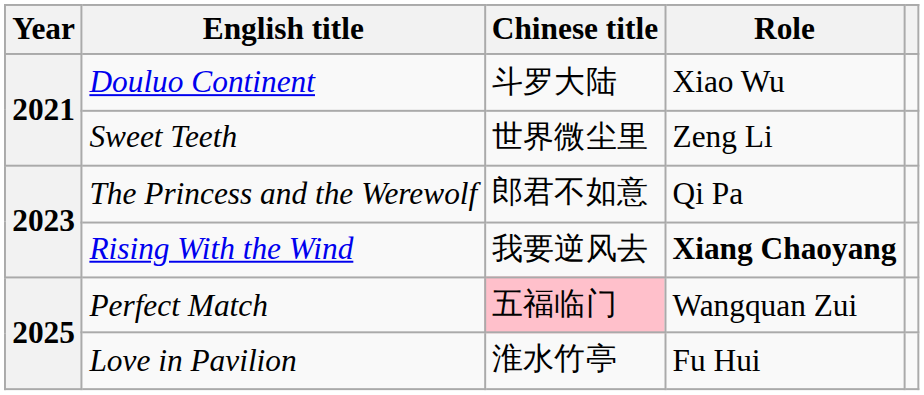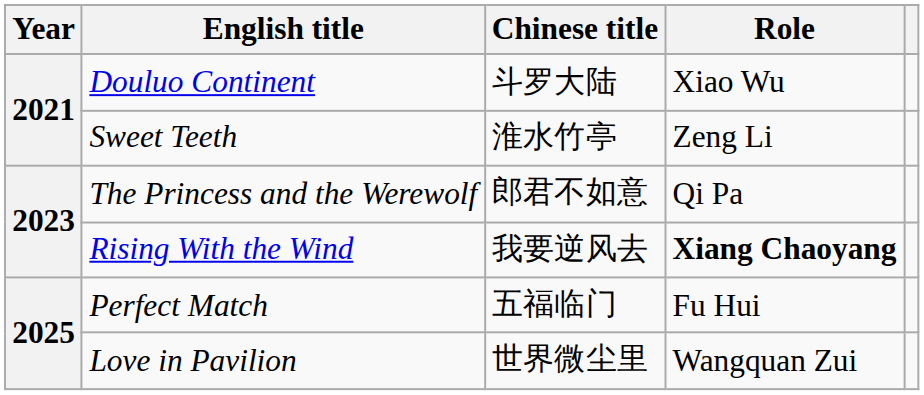(570, 136) 世界微尘里 -> (554, 136) 淮水竹亭
(554, 303) pink background -> (554, 303) no background
(765, 304) Wangquan Zui -> (717, 304) Fu Hui
(554, 359) 淮水竹亭 -> (570, 359) 世界微尘里
(717, 360) Fu Hui -> (765, 360) Wangquan Zui
